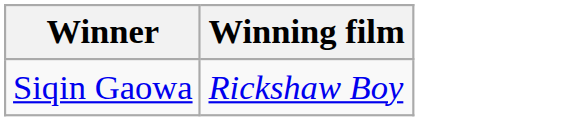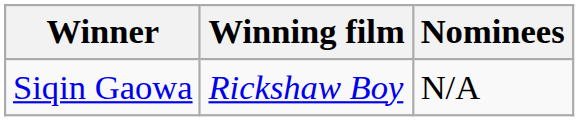+ column: (493, 31)
